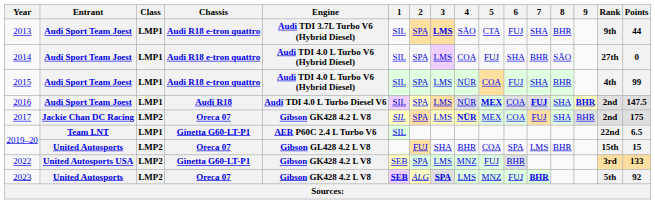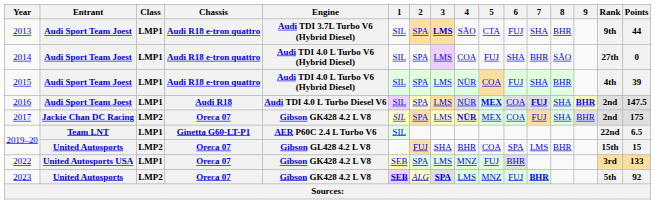(637, 82) 99 -> (637, 82) 39
(151, 161) LMP2 -> (151, 161) LMP1
(214, 161) Ginetta G60-LT-P1 -> (214, 161) Oreca 07
